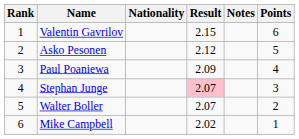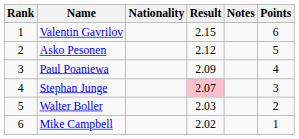(206, 106) 2.07 -> (206, 106) 2.03
